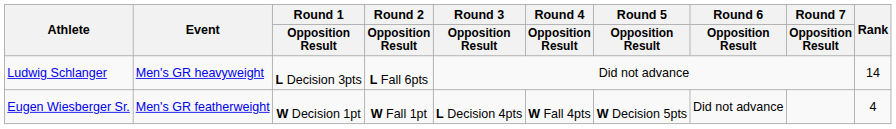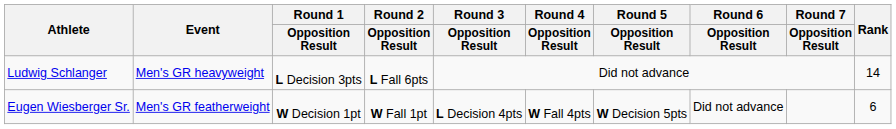(873, 107) 4 -> (873, 107) 6
